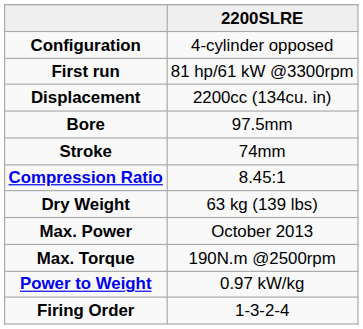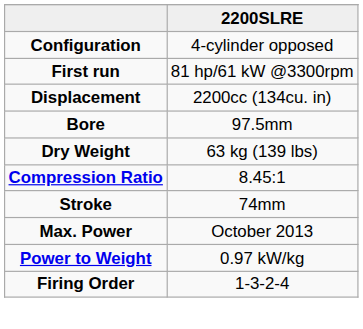rows swapped: (86, 151) <-> (86, 205)
- row: (86, 258)
